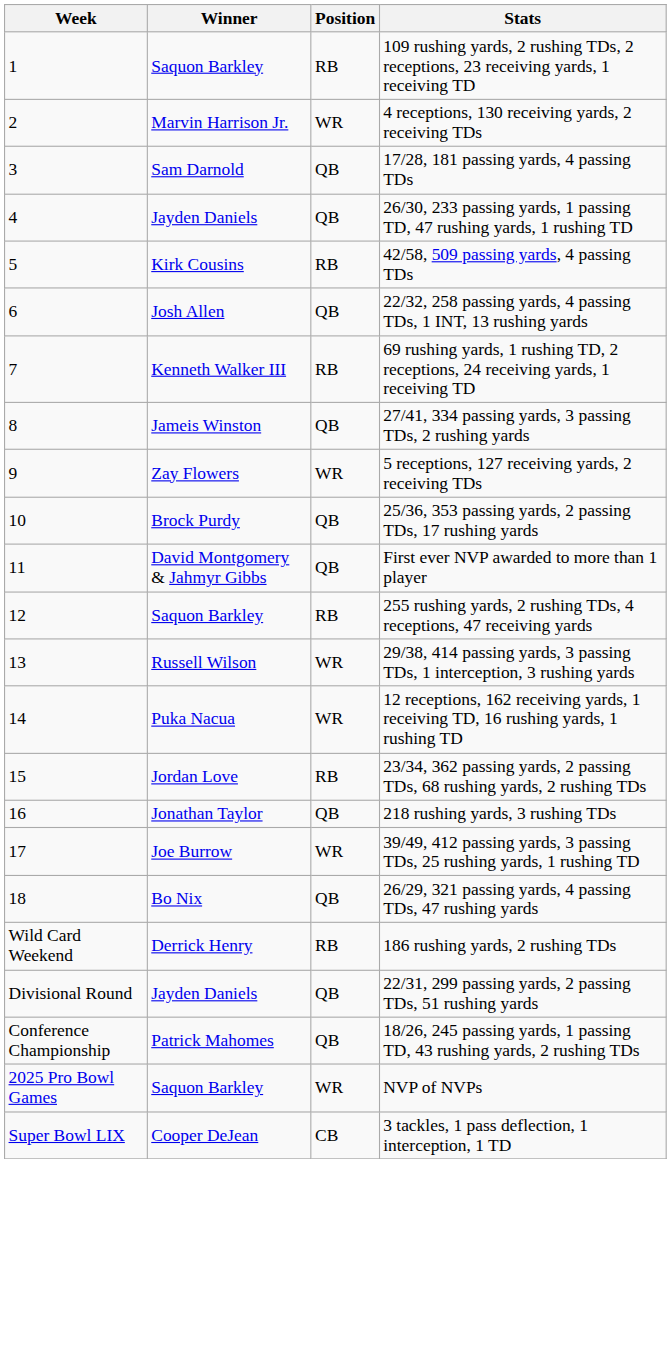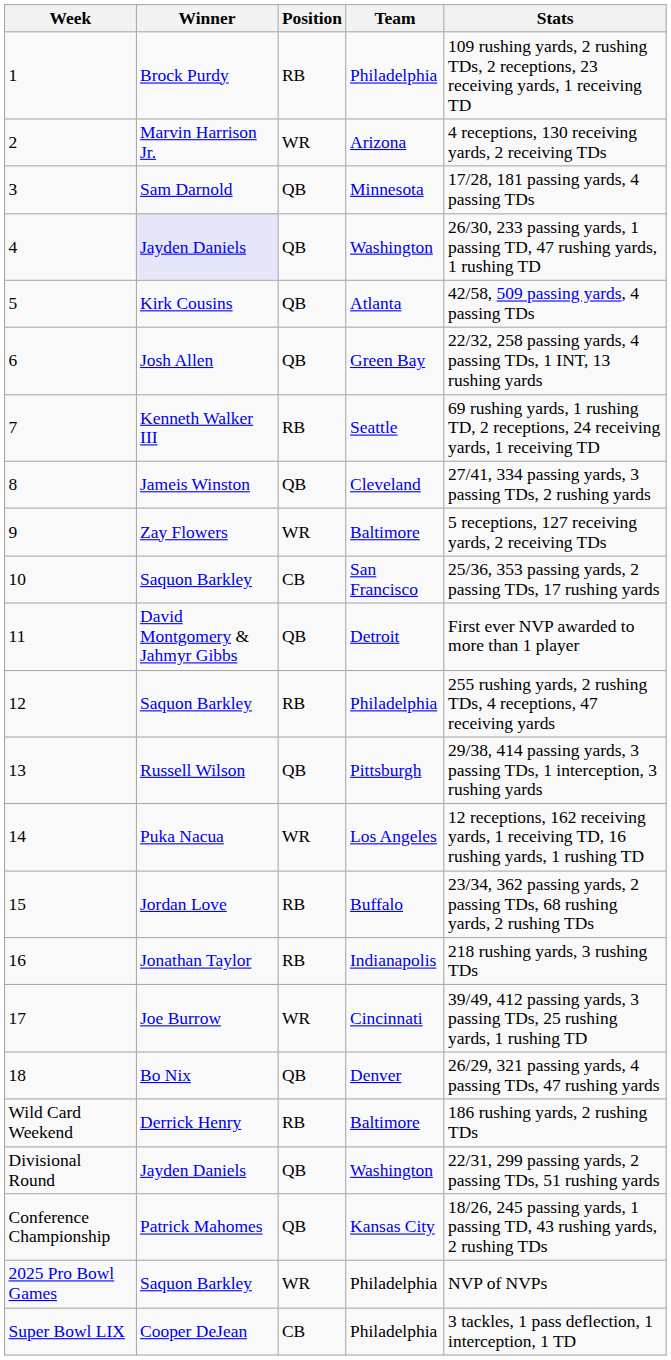+ column: (395, 18)
(207, 65) Saquon Barkley -> (184, 75) Brock Purdy
(204, 217) no background -> (193, 246) lavender background
(327, 264) RB -> (294, 303) QB
(196, 520) Brock Purdy -> (196, 579) Saquon Barkley
(327, 520) QB -> (294, 579) CB
(329, 662) WR -> (294, 770) QB
(327, 814) QB -> (294, 961) RB
